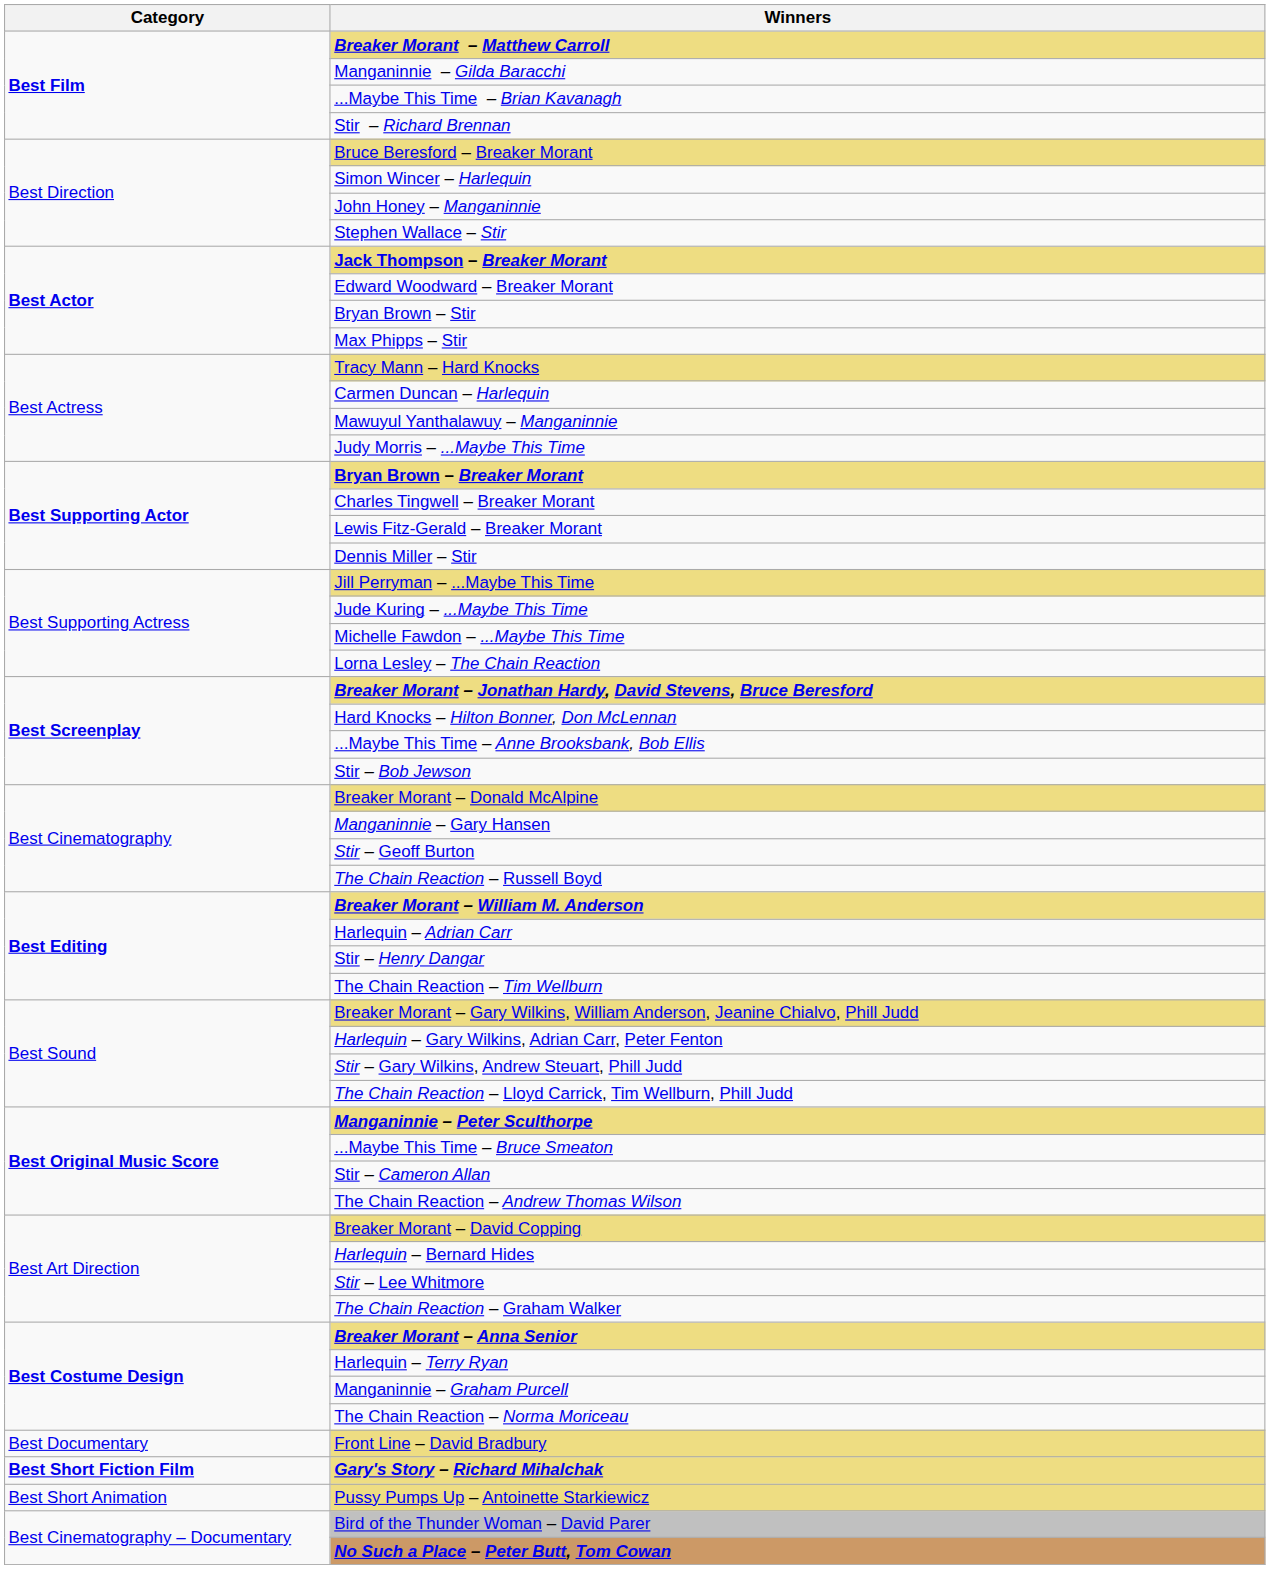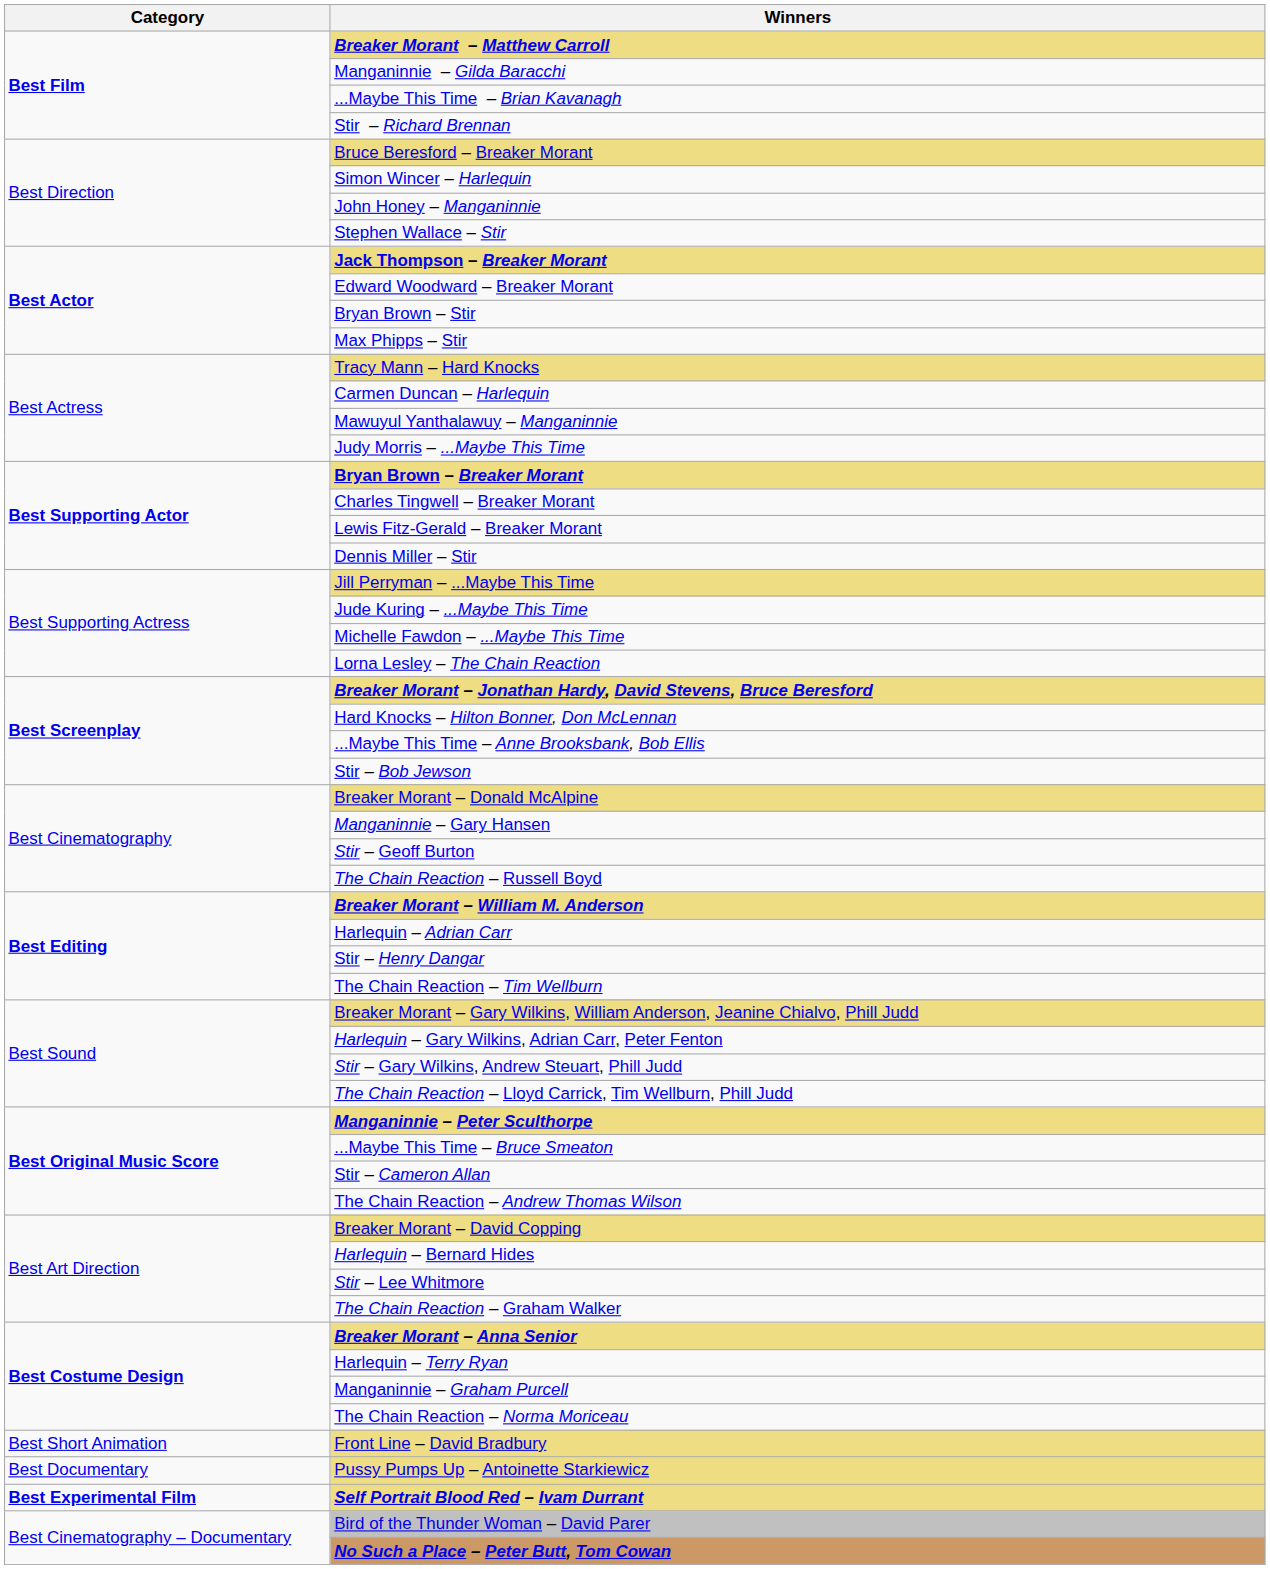(78, 1443) Best Documentary -> (88, 1443) Best Short Animation
- row: (469, 1470)
(88, 1497) Best Short Animation -> (78, 1470) Best Documentary
+ row: (489, 1497)
